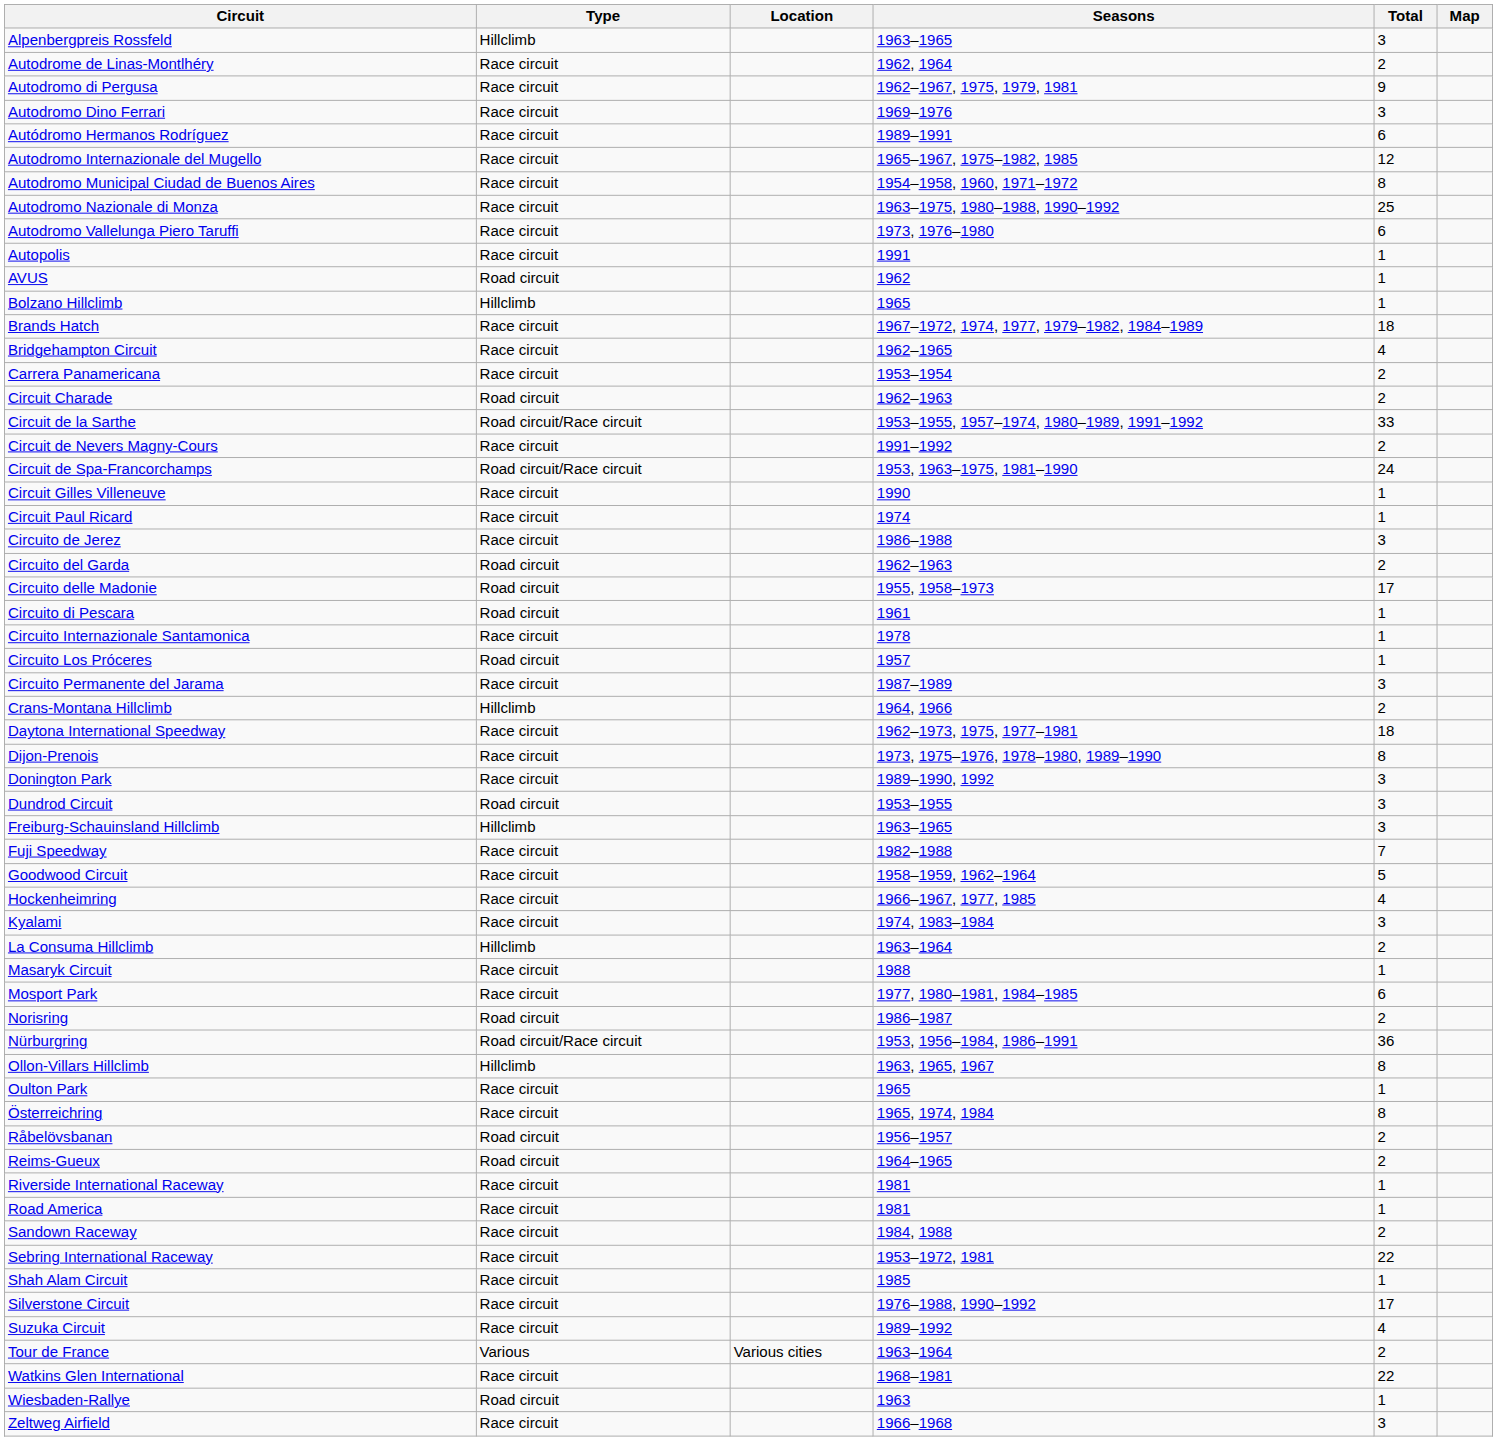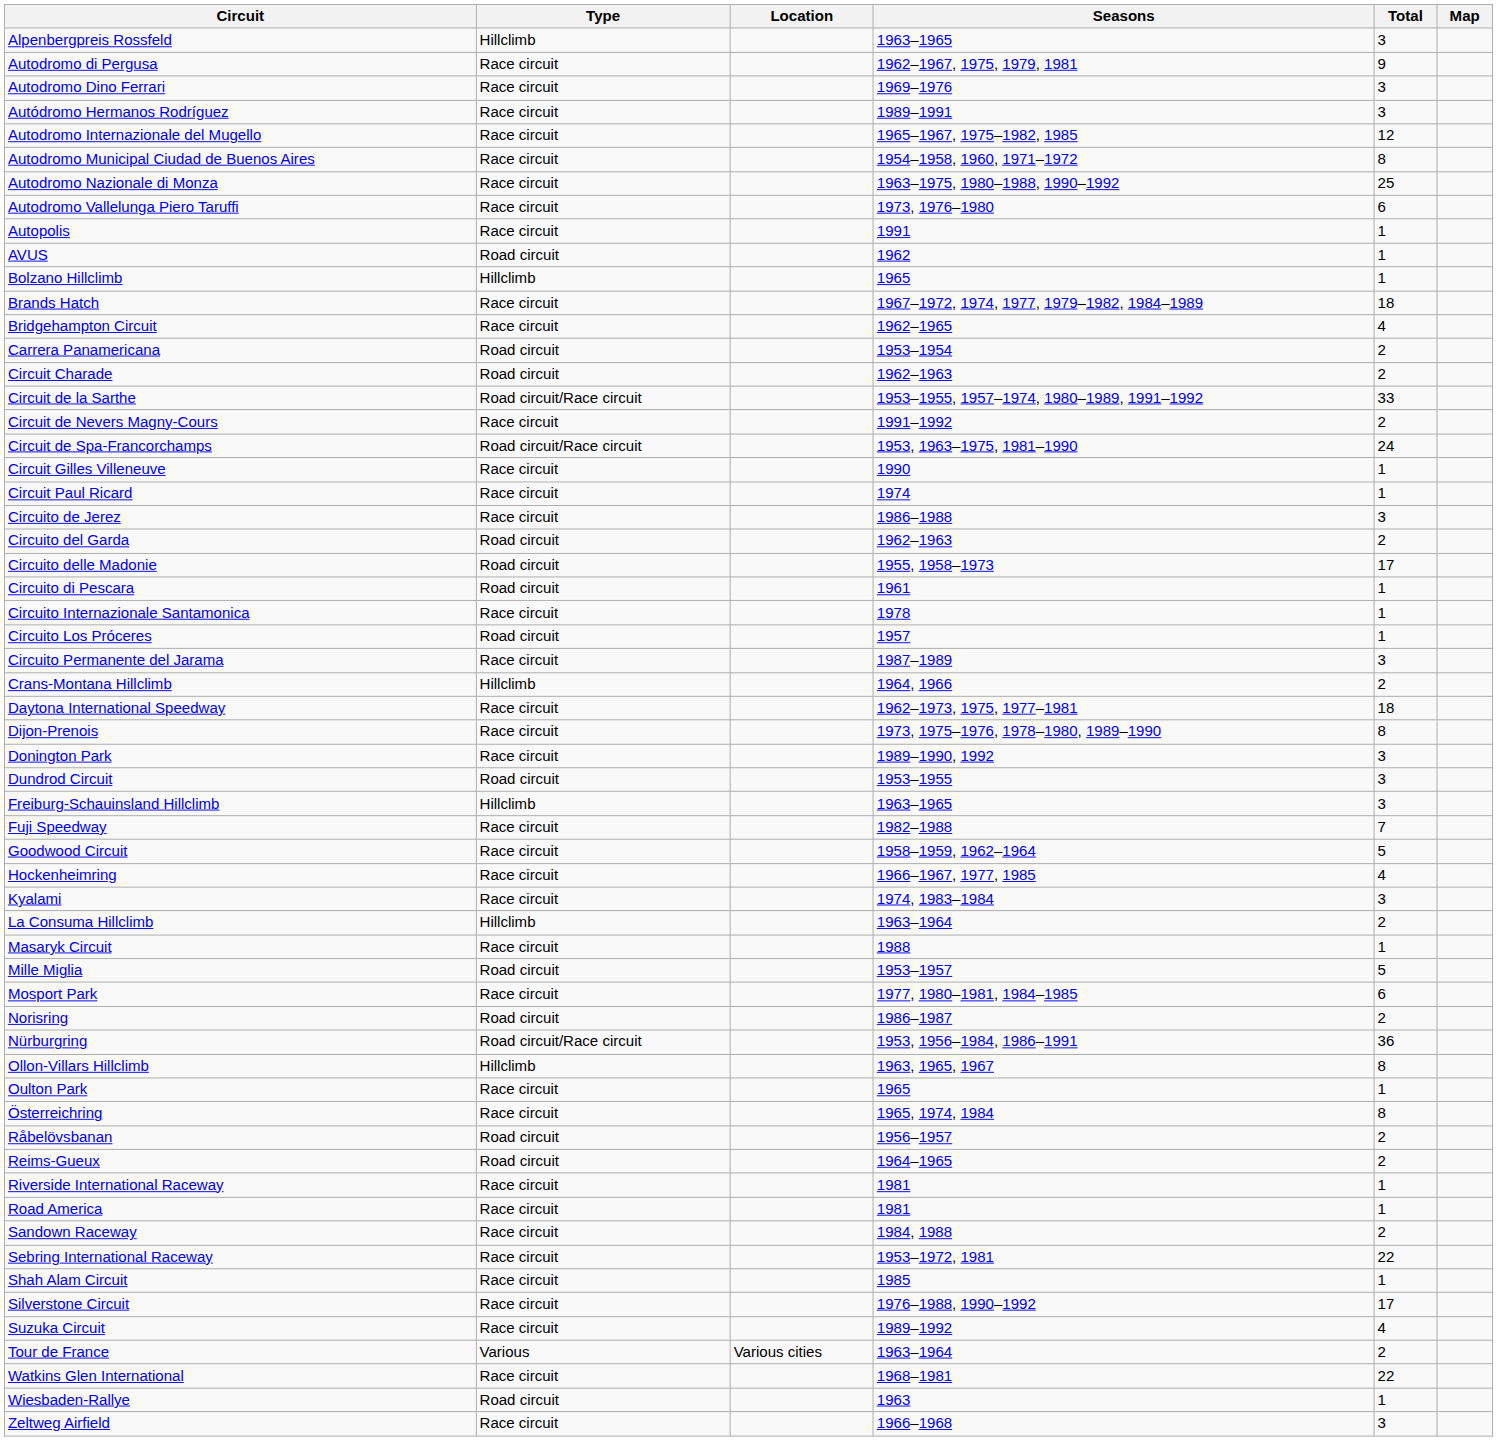- row: (111, 64)
(1382, 135) 6 -> (1382, 111) 3
(519, 374) Race circuit -> (519, 350) Road circuit
+ row: (45, 970)
